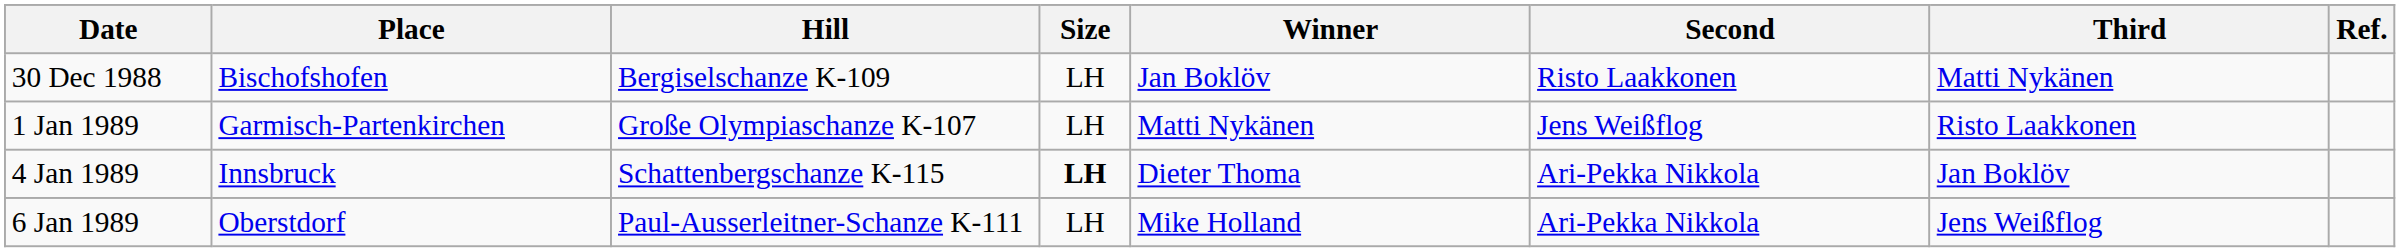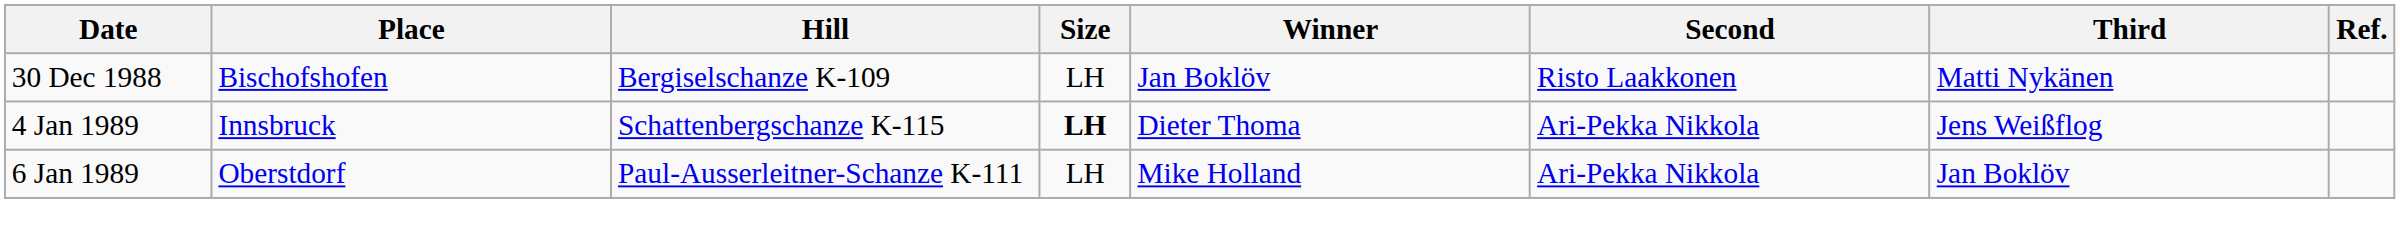- row: (75, 125)
(2003, 173) Jan Boklöv -> (2020, 125) Jens Weißflog
(2020, 222) Jens Weißflog -> (2003, 173) Jan Boklöv
